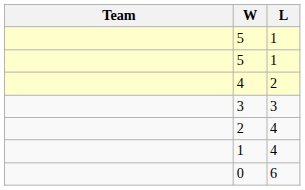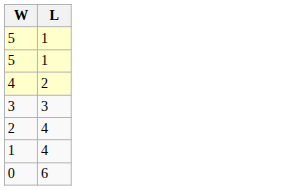- column: (119, 15)
